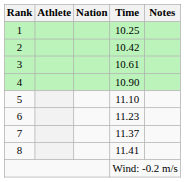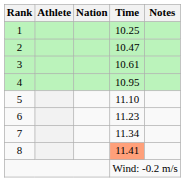(127, 47) 10.42 -> (127, 47) 10.47
(127, 82) 10.90 -> (127, 82) 10.95
(127, 133) 11.37 -> (127, 133) 11.34
(127, 151) no background -> (127, 151) lightsalmon background
